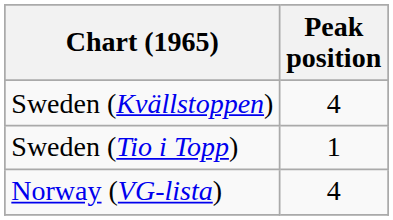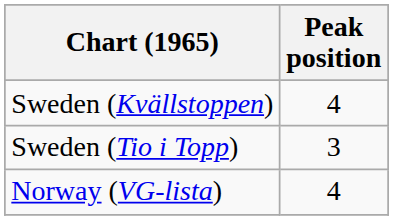(334, 147) 1 -> (334, 147) 3
